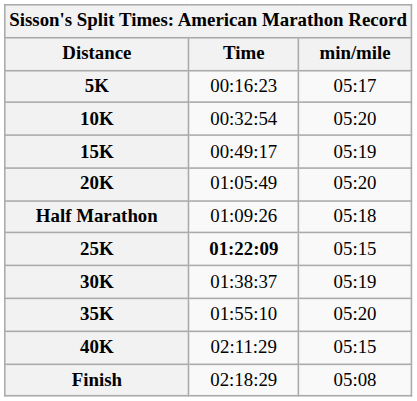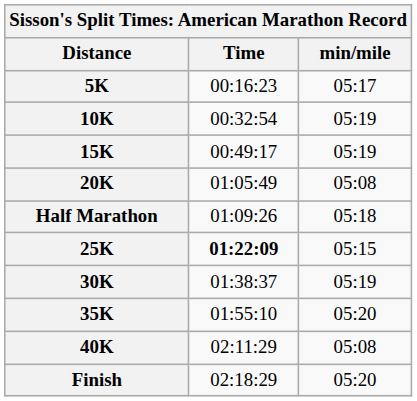(355, 118) 05:20 -> (355, 118) 05:19
(355, 183) 05:20 -> (355, 183) 05:08
(355, 347) 05:15 -> (355, 347) 05:08
(355, 379) 05:08 -> (355, 379) 05:20
